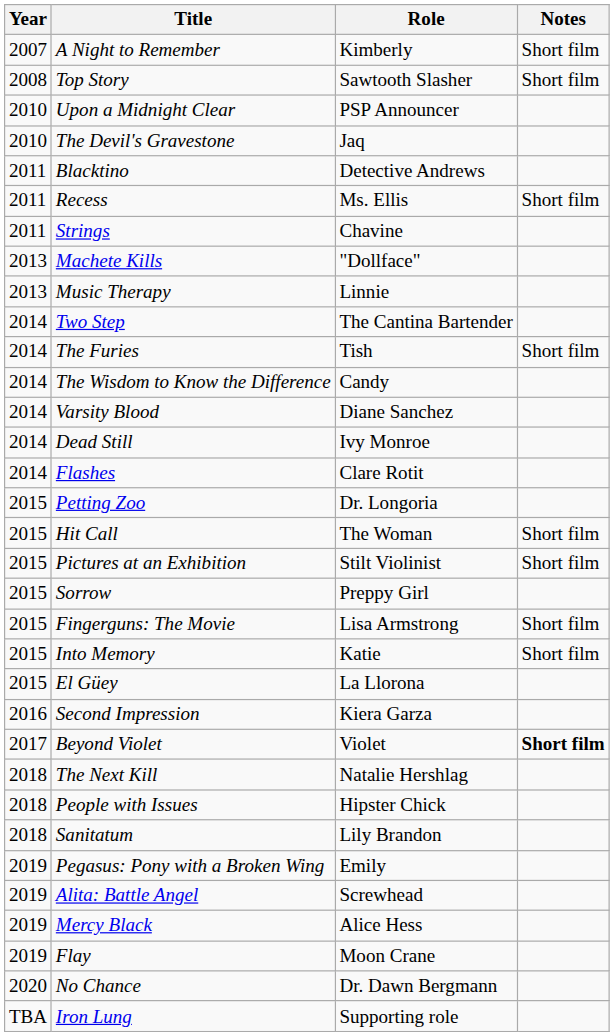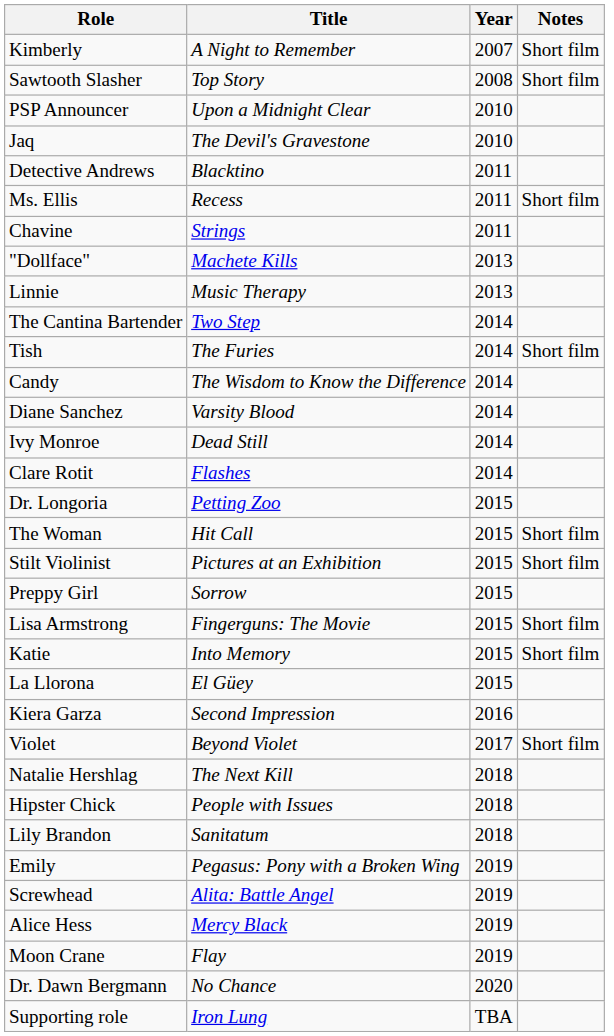columns swapped: (28, 19) <-> (426, 19)
(563, 744) bold -> (560, 744) normal
